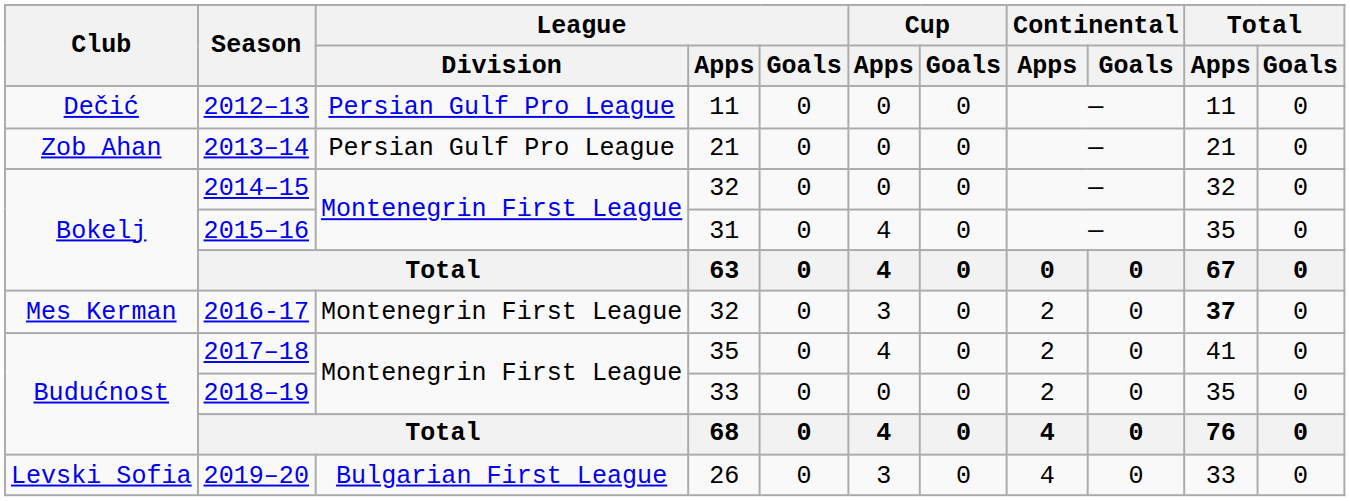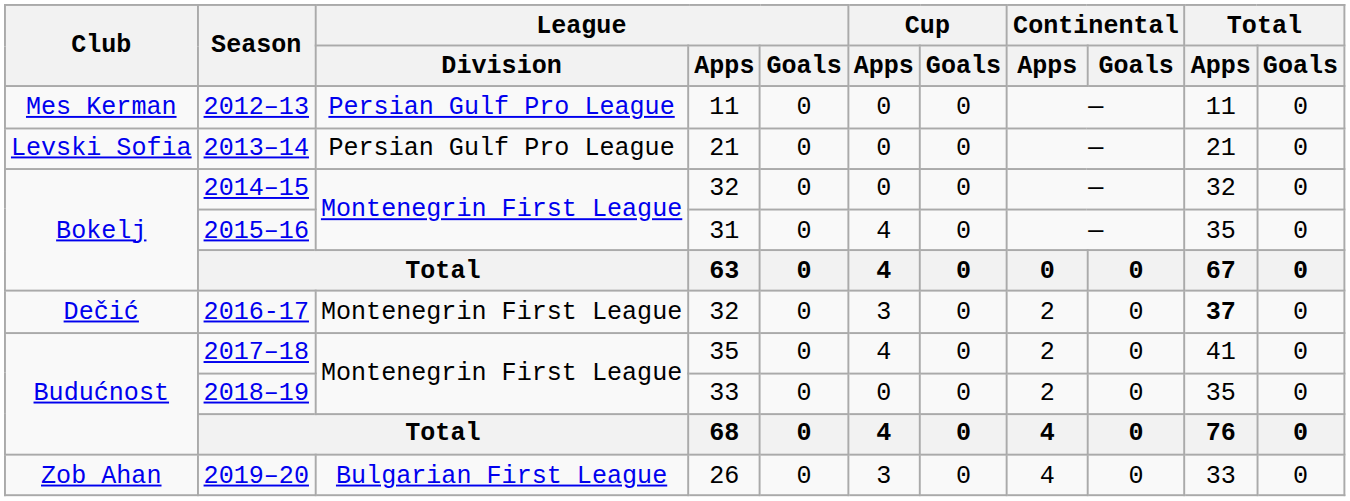(101, 107) Dečić -> (101, 107) Mes Kerman
(101, 148) Zob Ahan -> (101, 148) Levski Sofia
(101, 312) Mes Kerman -> (101, 312) Dečić
(101, 475) Levski Sofia -> (101, 475) Zob Ahan
